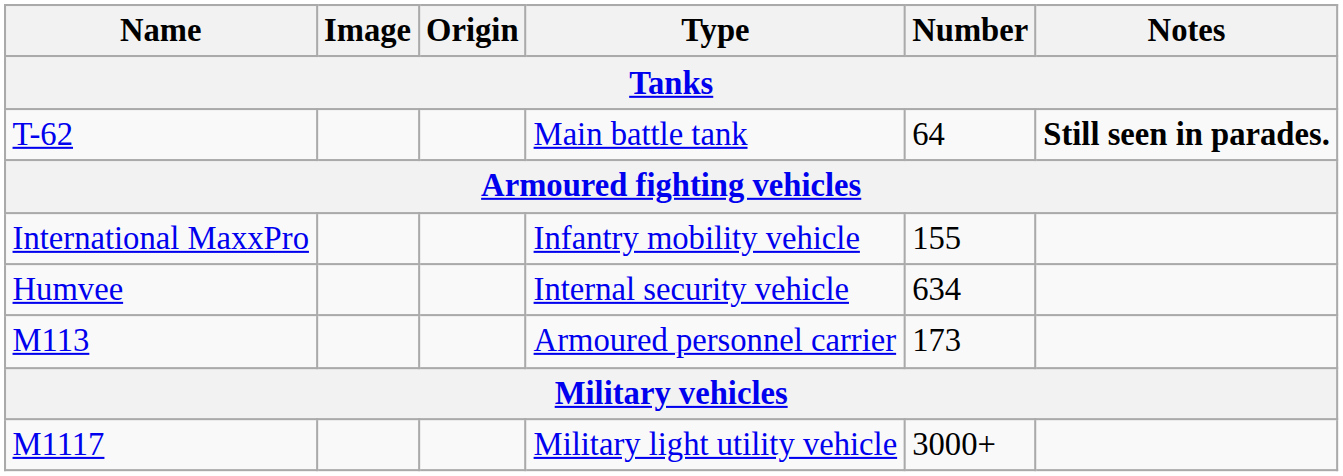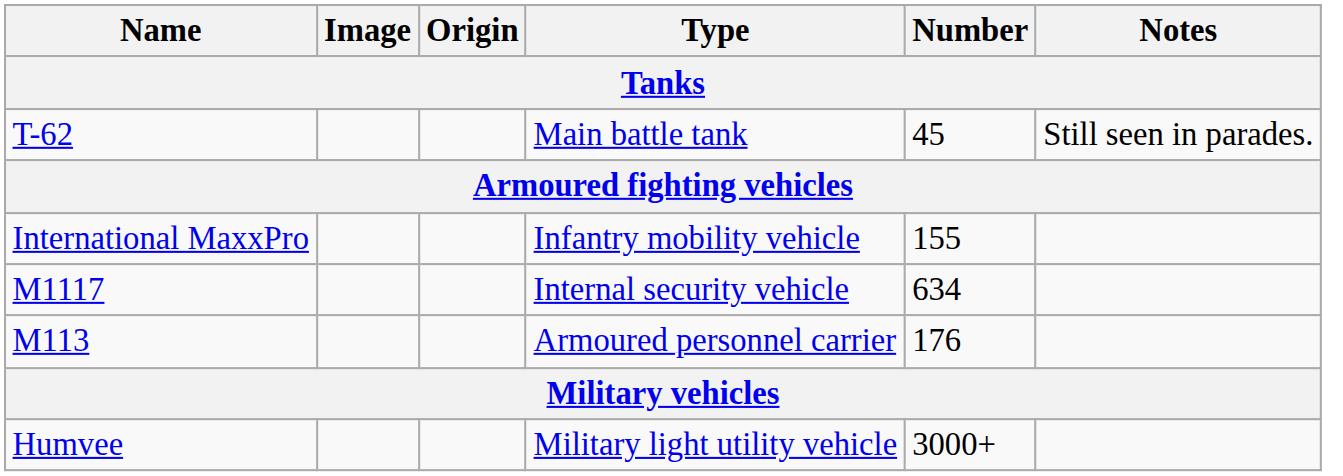(929, 133) 64 -> (929, 133) 45
(1187, 133) bold -> (1178, 133) normal
(68, 289) Humvee -> (58, 289) M1117
(937, 340) 173 -> (937, 340) 176
(58, 444) M1117 -> (68, 444) Humvee
